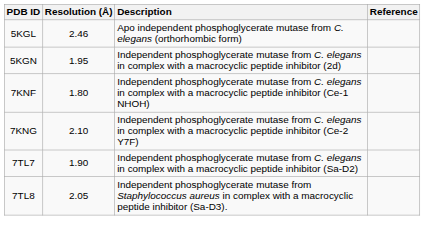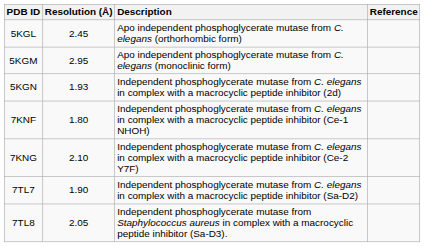(79, 33) 2.46 -> (79, 33) 2.45
+ row: (23, 60)
(79, 60) 1.95 -> (79, 87) 1.93
